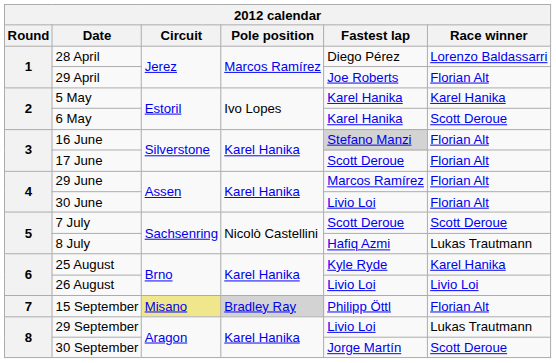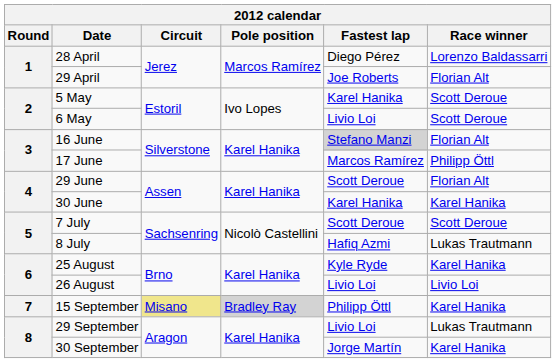(468, 98) Karel Hanika -> (469, 98) Scott Deroue
(365, 118) Karel Hanika -> (351, 118) Livio Loi
(366, 160) Scott Deroue -> (376, 160) Marcos Ramírez
(459, 160) Florian Alt -> (462, 160) Philipp Öttl
(376, 181) Marcos Ramírez -> (366, 181) Scott Deroue
(351, 202) Livio Loi -> (365, 202) Karel Hanika
(459, 202) Florian Alt -> (468, 202) Karel Hanika
(459, 306) Florian Alt -> (468, 306) Karel Hanika
(469, 347) Scott Deroue -> (468, 347) Karel Hanika
